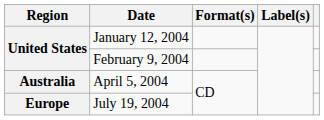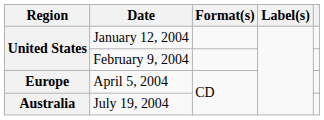(47, 81) Australia -> (47, 81) Europe
(47, 103) Europe -> (47, 103) Australia
